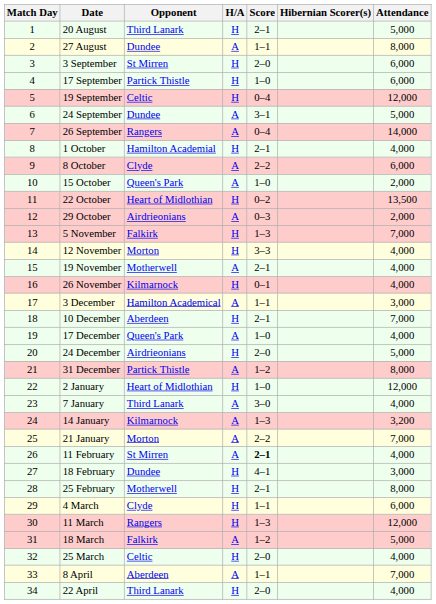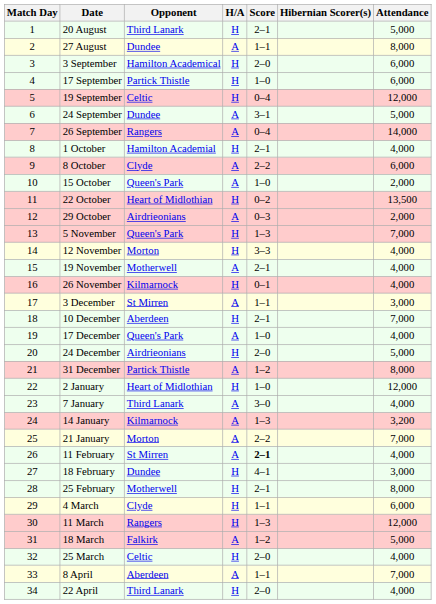(148, 64) St Mirren -> (174, 64) Hamilton Academical
(142, 234) Falkirk -> (155, 234) Queen's Park
(174, 302) Hamilton Academical -> (148, 302) St Mirren
